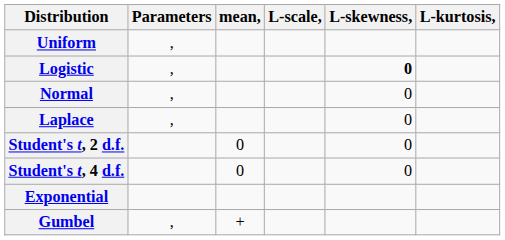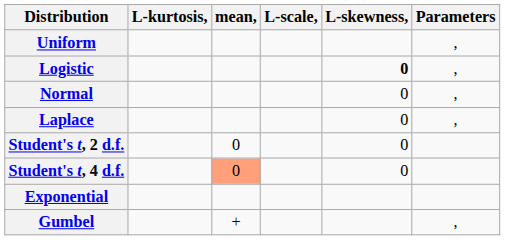columns swapped: (172, 17) <-> (458, 17)
(240, 171) no background -> (236, 171) lightsalmon background
